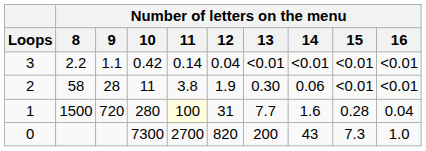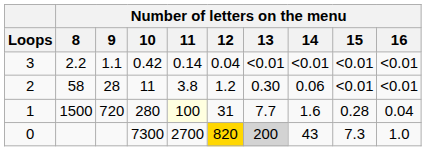(225, 87) 1.9 -> (225, 87) 1.2
(225, 134) no background -> (225, 134) gold background
(266, 134) no background -> (266, 134) lightgrey background
